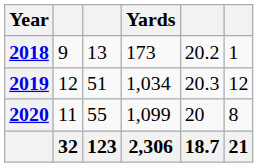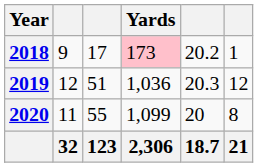(97, 51) 13 -> (97, 51) 17
(141, 51) no background -> (141, 51) pink background
(148, 83) 1,034 -> (148, 83) 1,036
